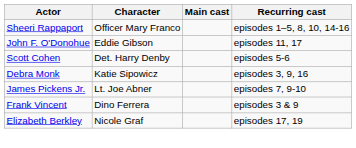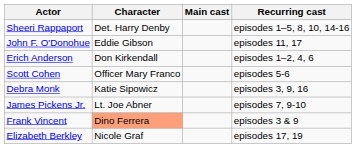(137, 27) Officer Mary Franco -> (132, 27) Det. Harry Denby
+ row: (40, 58)
(132, 58) Det. Harry Denby -> (137, 74) Officer Mary Franco
(122, 105) no background -> (122, 120) lightsalmon background
